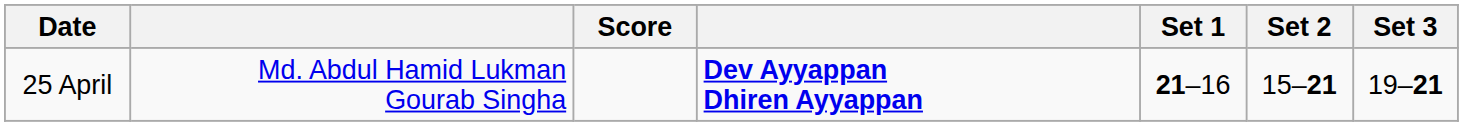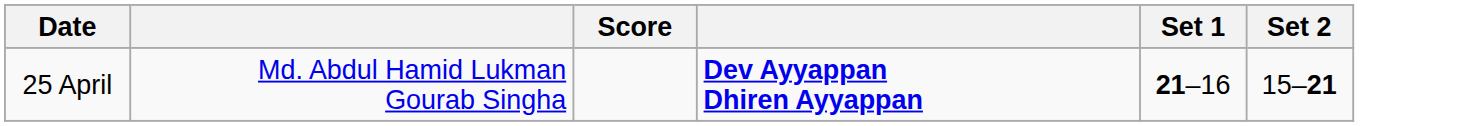- column: (1405, 27)
